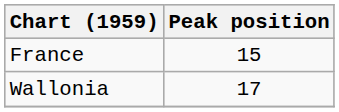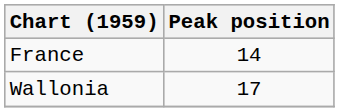(249, 55) 15 -> (249, 55) 14
